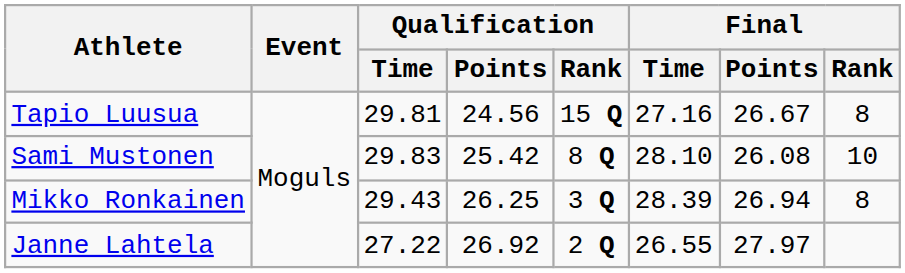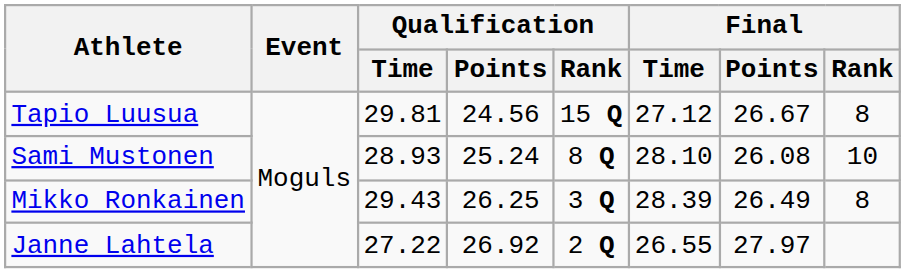(674, 114) 27.16 -> (674, 114) 27.12
(402, 158) 29.83 -> (402, 158) 28.93
(501, 158) 25.42 -> (501, 158) 25.24
(772, 201) 26.94 -> (772, 201) 26.49
